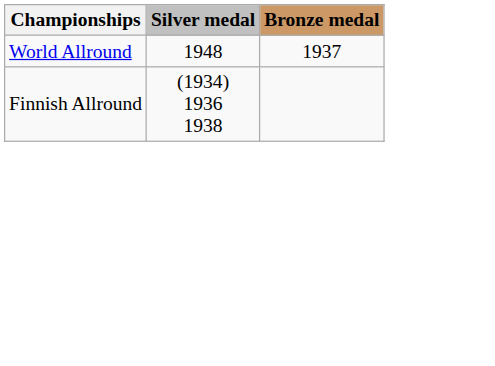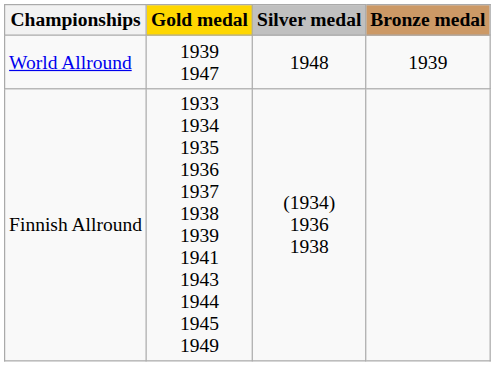+ column: (200, 19)
(322, 50) 1937 -> (428, 61) 1939
